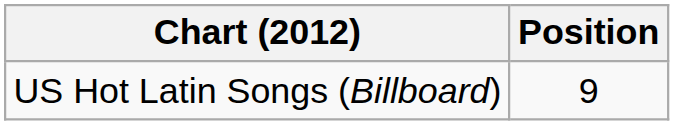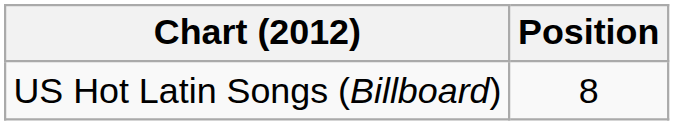(589, 89) 9 -> (589, 89) 8
